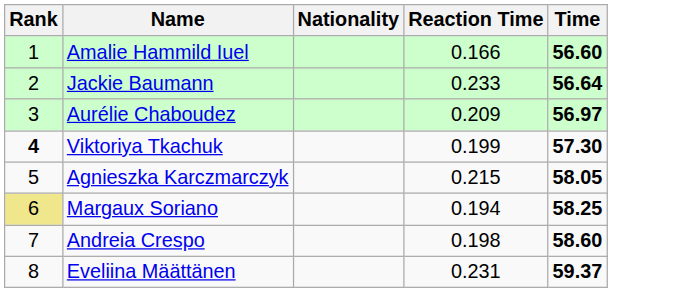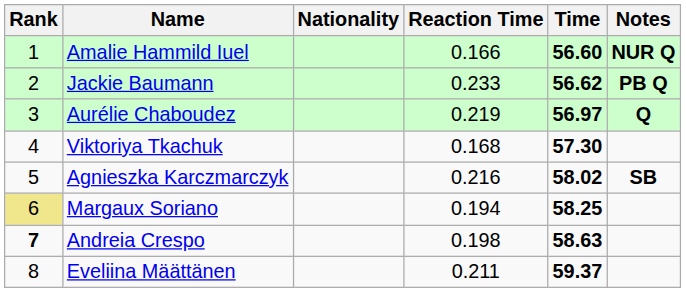+ column: (643, 20)
(577, 83) 56.64 -> (577, 83) 56.62
(476, 114) 0.209 -> (476, 114) 0.219
(33, 146) bold -> (33, 146) normal
(476, 146) 0.199 -> (476, 146) 0.168
(476, 177) 0.215 -> (476, 177) 0.216
(577, 177) 58.05 -> (577, 177) 58.02
(33, 240) normal -> (33, 240) bold
(577, 240) 58.60 -> (577, 240) 58.63
(476, 271) 0.231 -> (476, 271) 0.211
